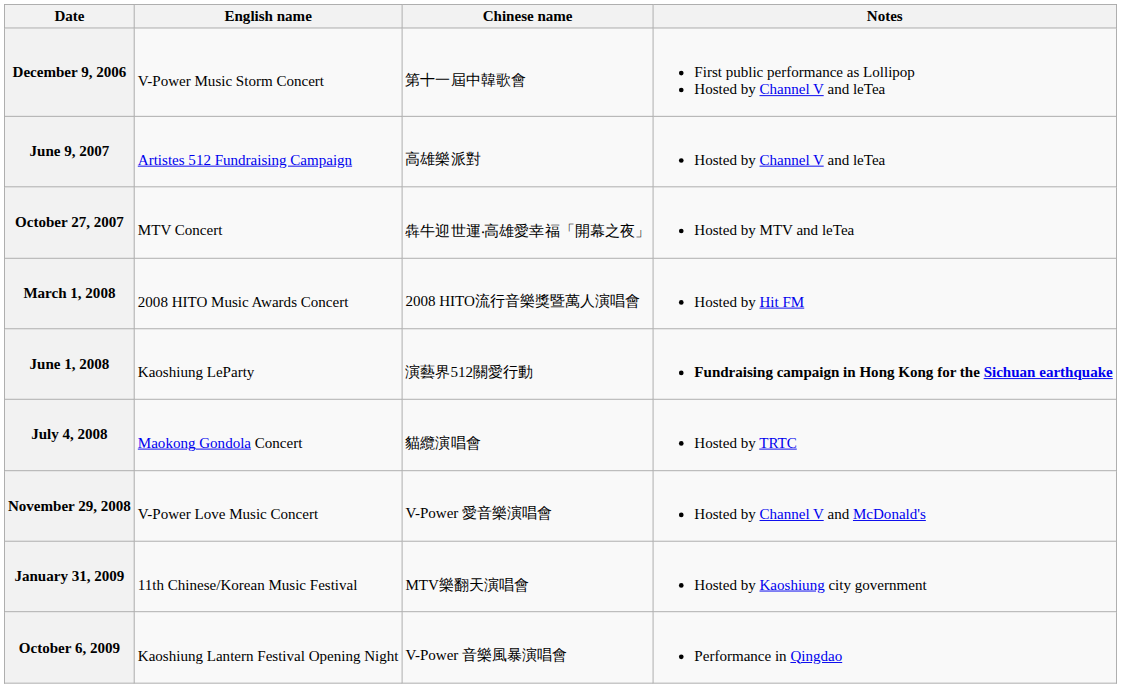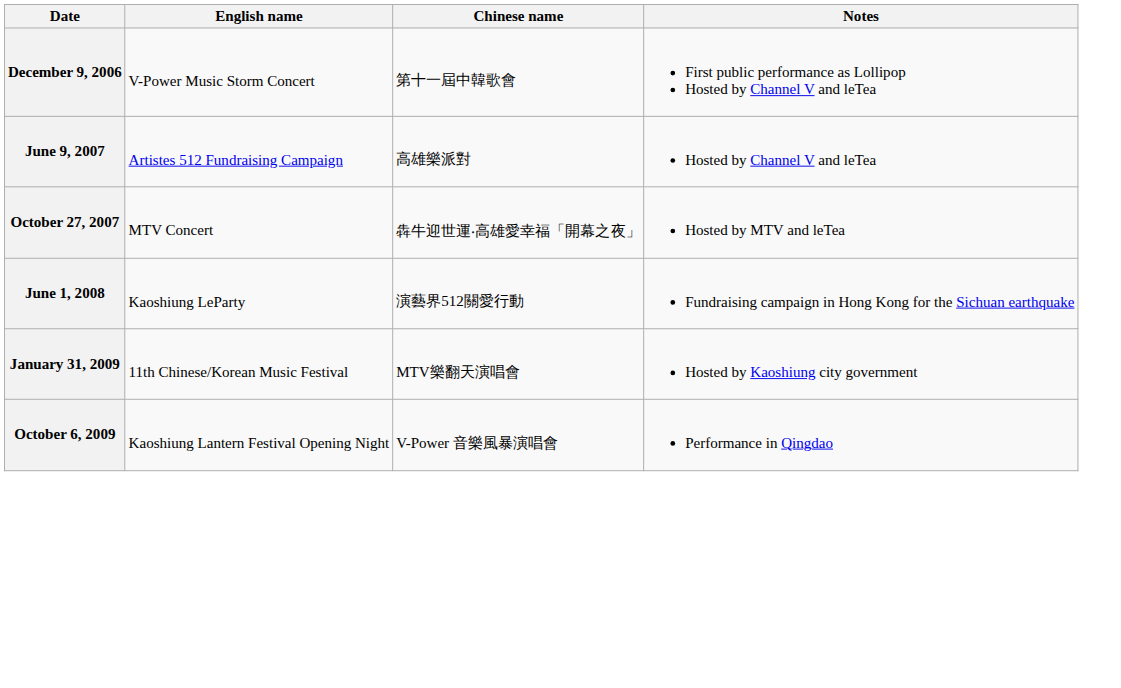- row: (69, 293)
(885, 373) bold -> (861, 302) normal
- row: (69, 434)
- row: (69, 505)
